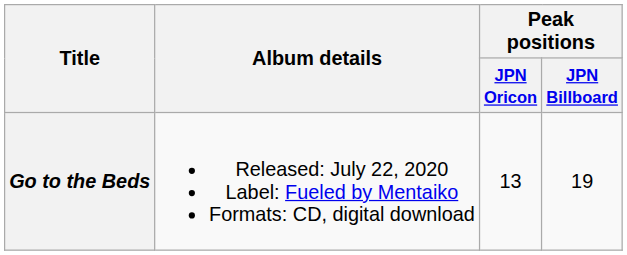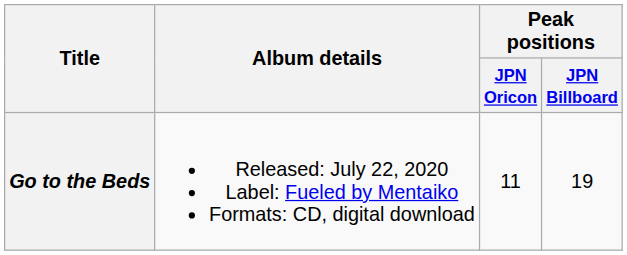(511, 181) 13 -> (511, 181) 11
